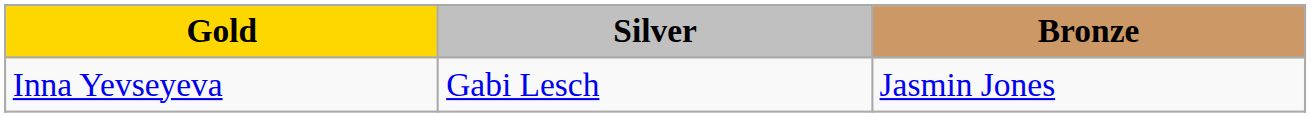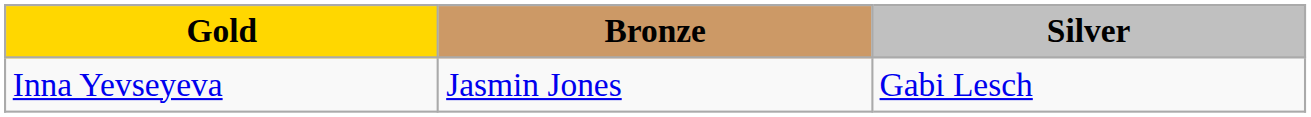columns swapped: (655, 31) <-> (1089, 31)
